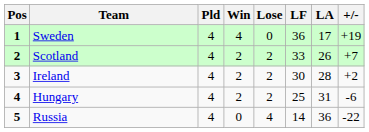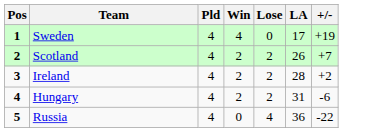- column: (299, 14)
